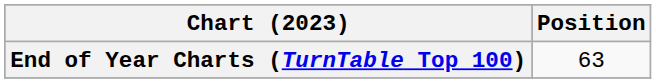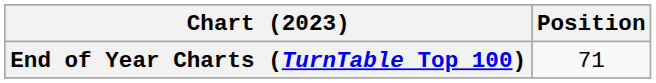(591, 60) 63 -> (591, 60) 71
